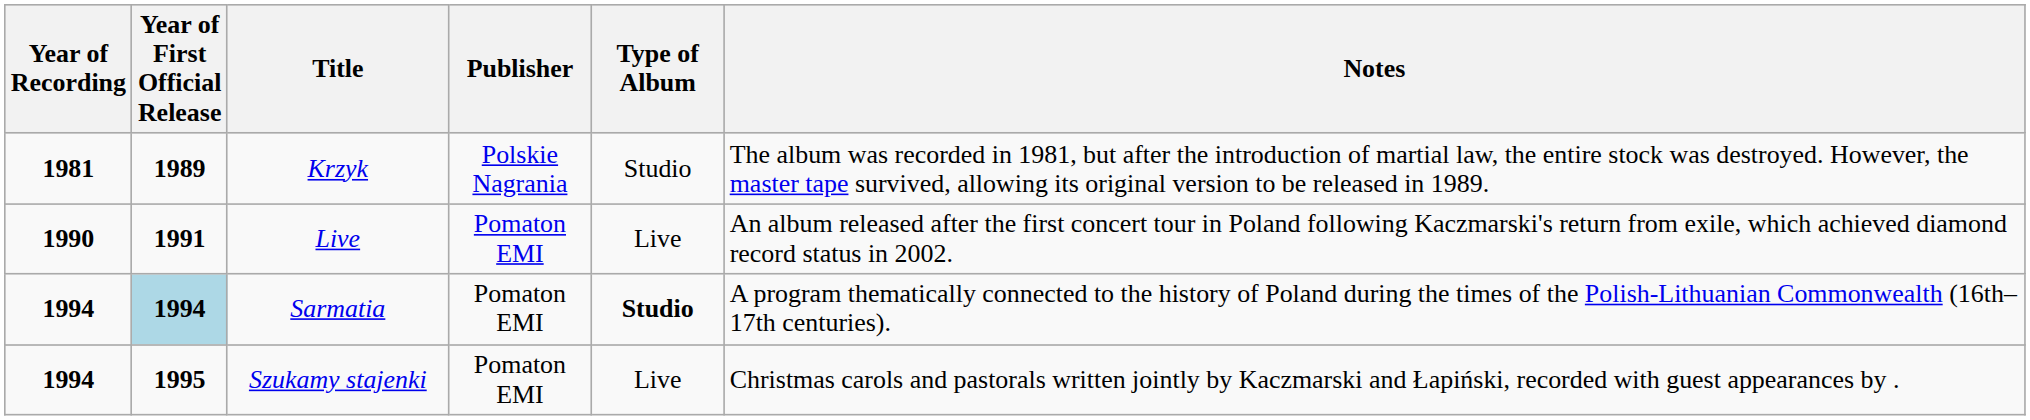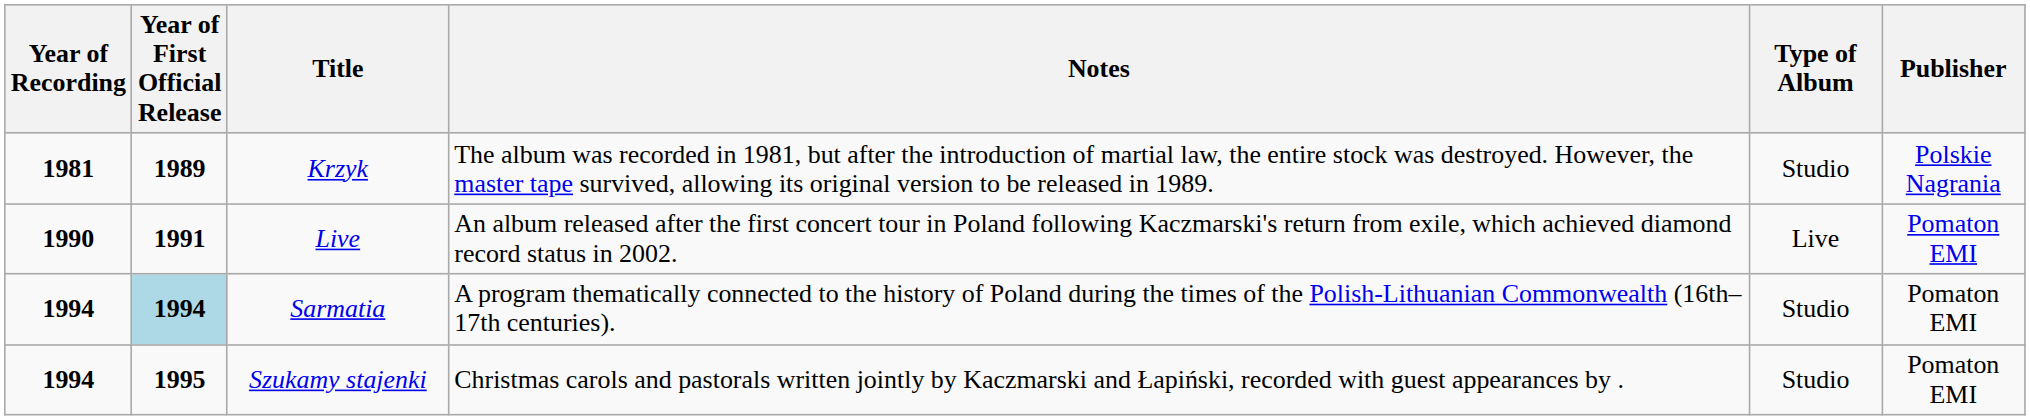columns swapped: (520, 68) <-> (1374, 68)
(658, 308) bold -> (1816, 308) normal
(658, 379) Live -> (1816, 379) Studio
